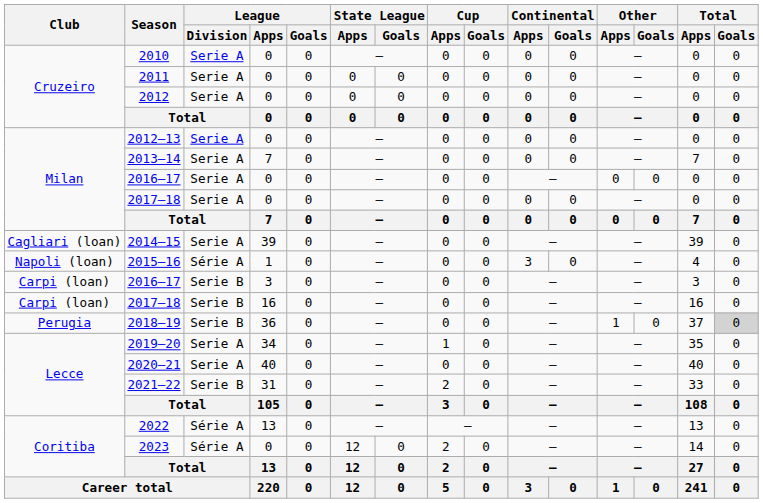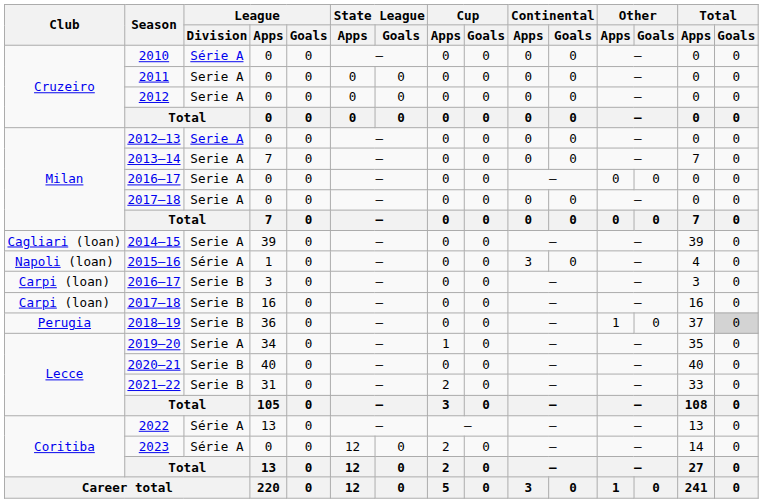(217, 56) Serie A -> (217, 56) Série A
(217, 364) Serie A -> (217, 364) Serie B
